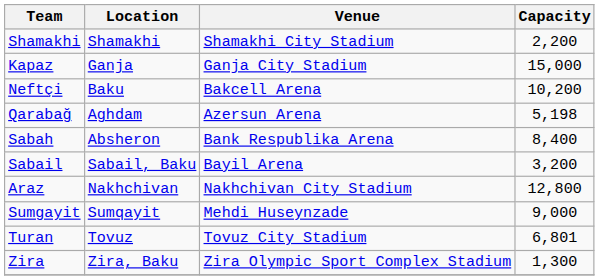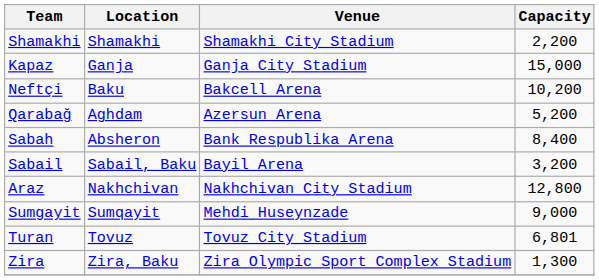(555, 115) 5,198 -> (555, 115) 5,200
